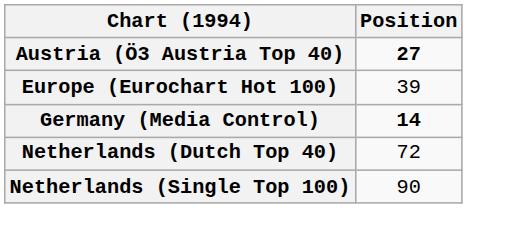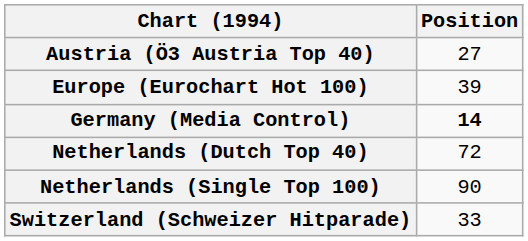(409, 54) bold -> (470, 54) normal
+ row: (210, 220)
